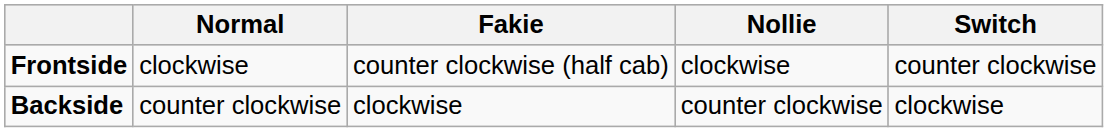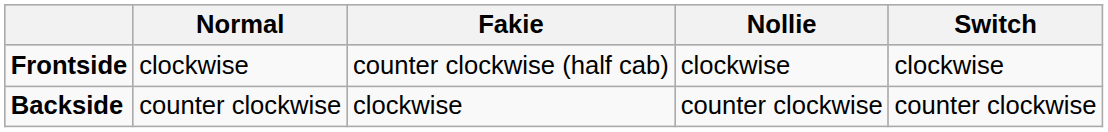(996, 65) counter clockwise -> (949, 65) clockwise
(949, 106) clockwise -> (996, 106) counter clockwise
